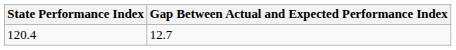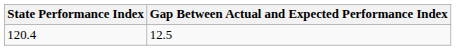(161, 34) 12.7 -> (161, 34) 12.5
